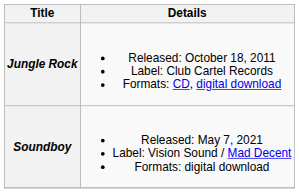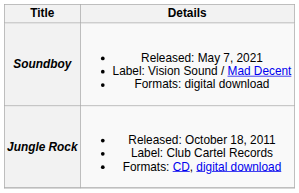rows swapped: (42, 64) <-> (42, 146)
